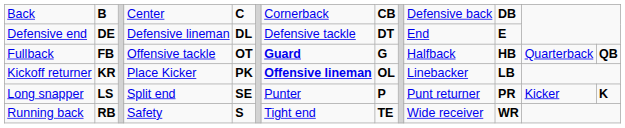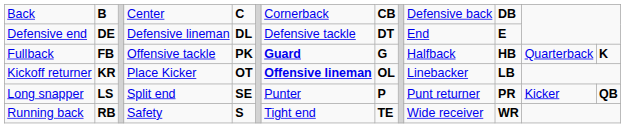(244, 53) OT -> (244, 53) PK
(608, 53) QB -> (604, 53) K
(244, 73) PK -> (244, 73) OT
(604, 93) K -> (608, 93) QB
